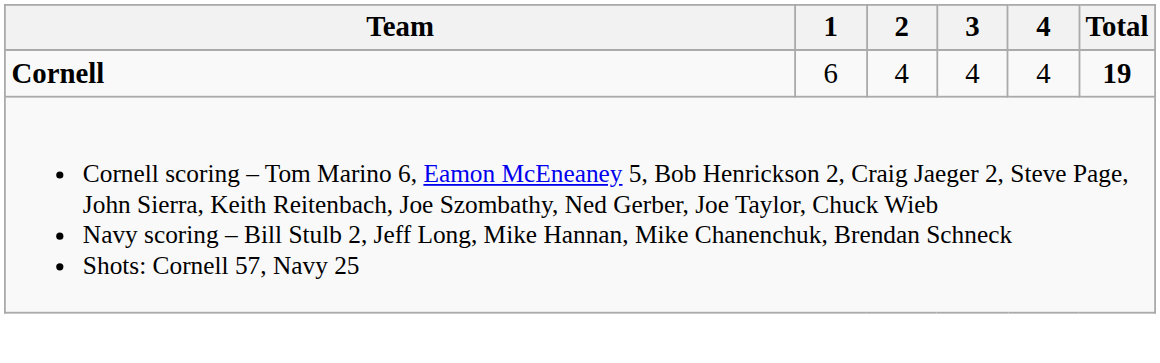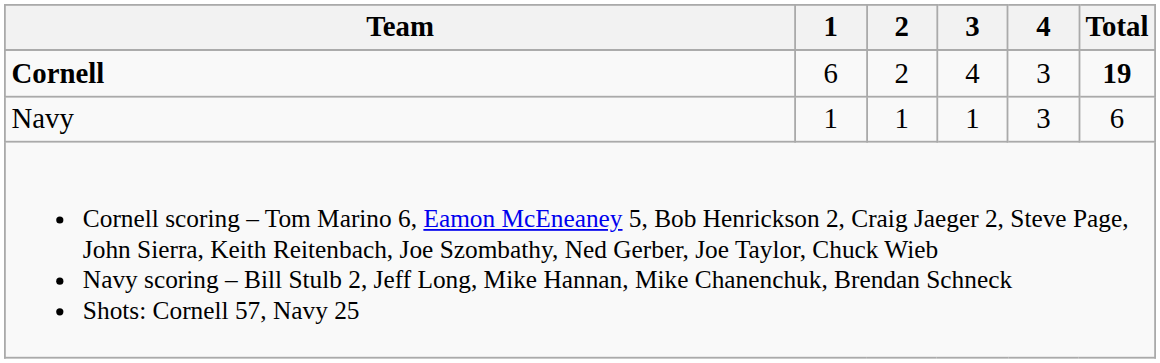(902, 73) 4 -> (902, 73) 2
(1043, 73) 4 -> (1043, 73) 3
+ row: (43, 118)
